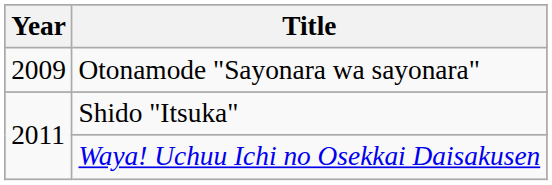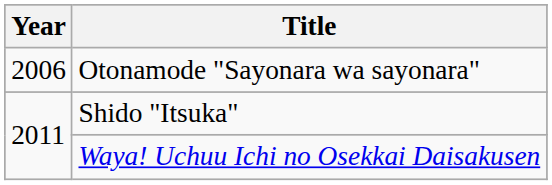(39, 69) 2009 -> (39, 69) 2006
